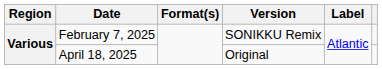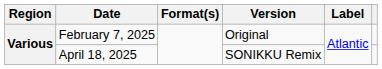(273, 34) SONIKKU Remix -> (247, 34) Original
(247, 54) Original -> (273, 54) SONIKKU Remix
